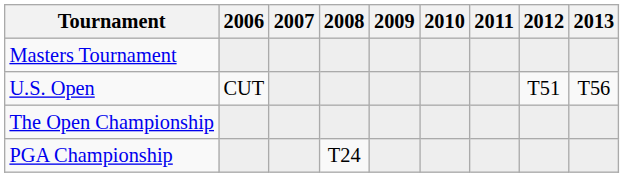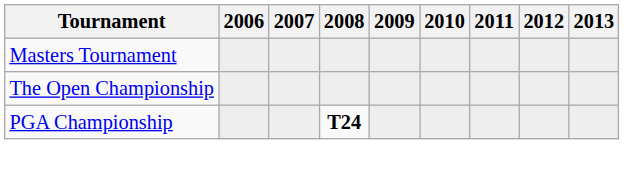- row: (52, 88)
(344, 155) normal -> (344, 122) bold
